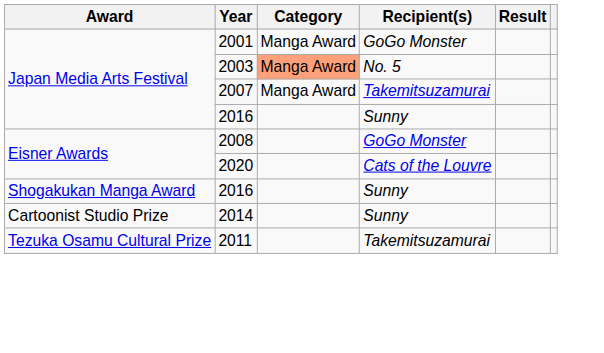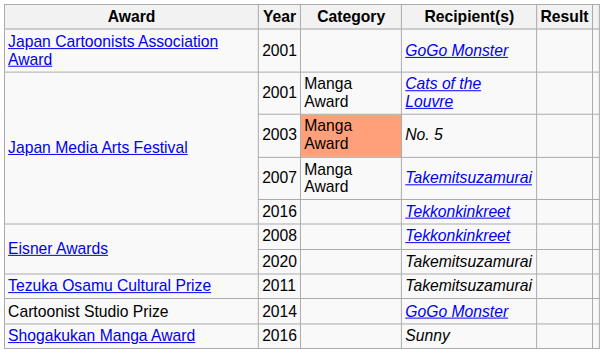+ row: (113, 50)
(415, 41) GoGo Monster -> (443, 93) Cats of the Louvre
(386, 116) Sunny -> (458, 211) Tekkonkinkreet
(415, 141) GoGo Monster -> (458, 236) Tekkonkinkreet
(427, 166) Cats of the Louvre -> (469, 261) Takemitsuzamurai
rows swapped: (110, 240) <-> (102, 191)
(386, 215) Sunny -> (457, 311) GoGo Monster
